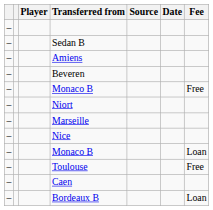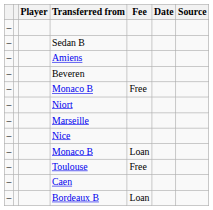columns swapped: (197, 12) <-> (144, 12)
